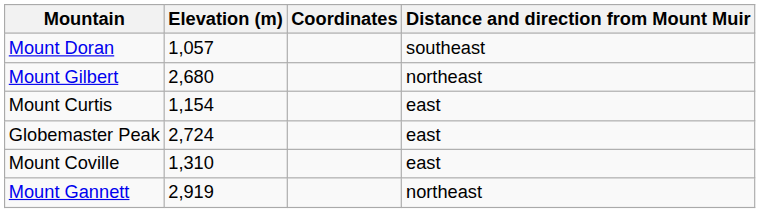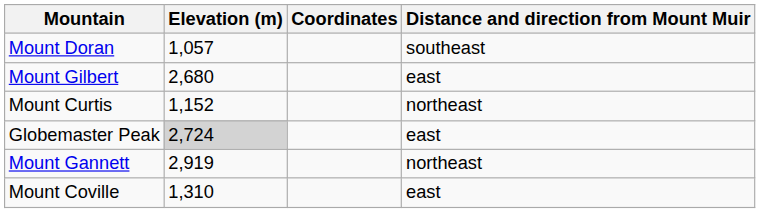(444, 76) northeast -> (423, 76) east
(191, 105) 1,154 -> (191, 105) 1,152
(423, 105) east -> (444, 105) northeast
(191, 134) no background -> (191, 134) lightgrey background
rows swapped: (64, 163) <-> (69, 192)
